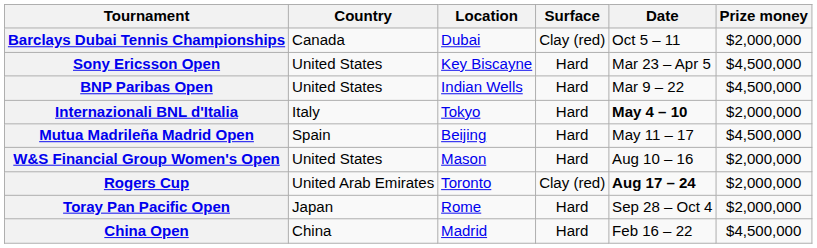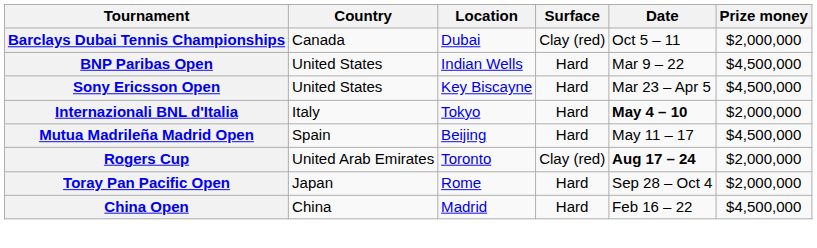rows swapped: (147, 87) <-> (147, 64)
- row: (147, 159)
